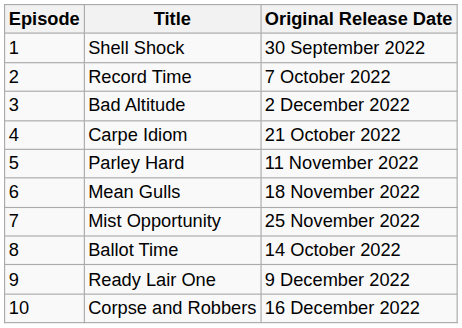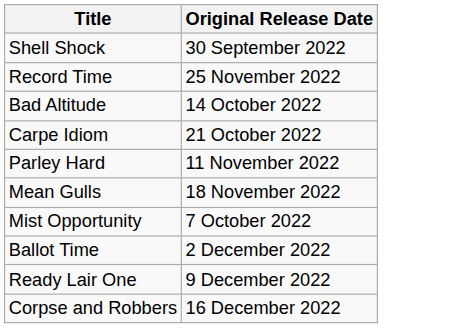- column: (44, 18)
(328, 76) 7 October 2022 -> (263, 76) 25 November 2022
(337, 105) 2 December 2022 -> (253, 105) 14 October 2022
(342, 221) 25 November 2022 -> (248, 221) 7 October 2022
(333, 250) 14 October 2022 -> (258, 250) 2 December 2022
